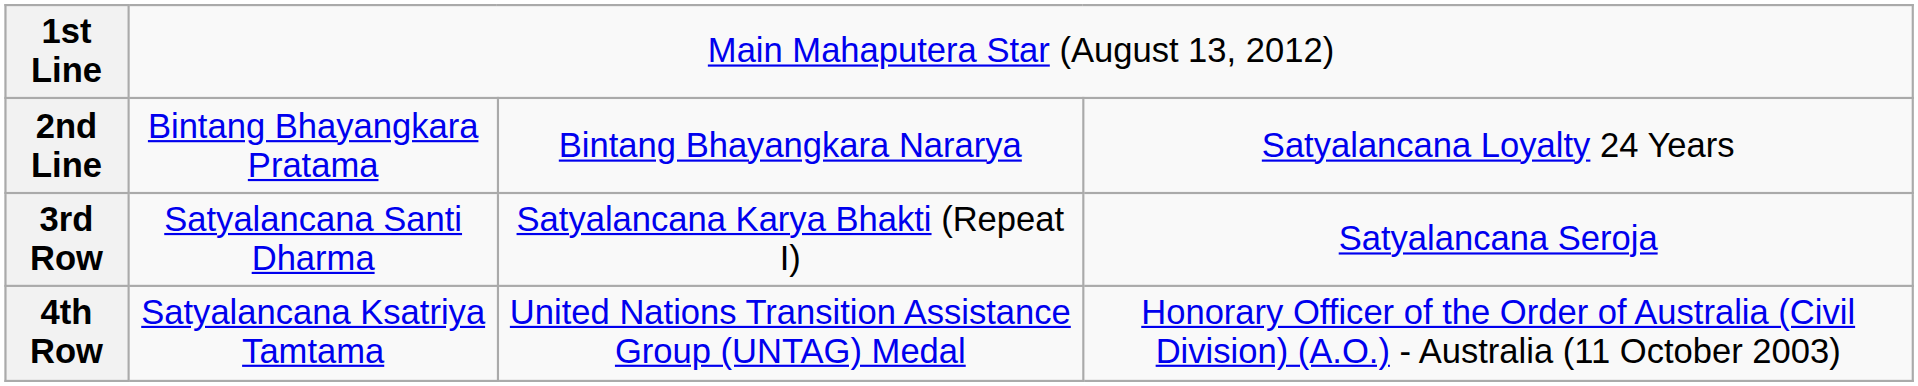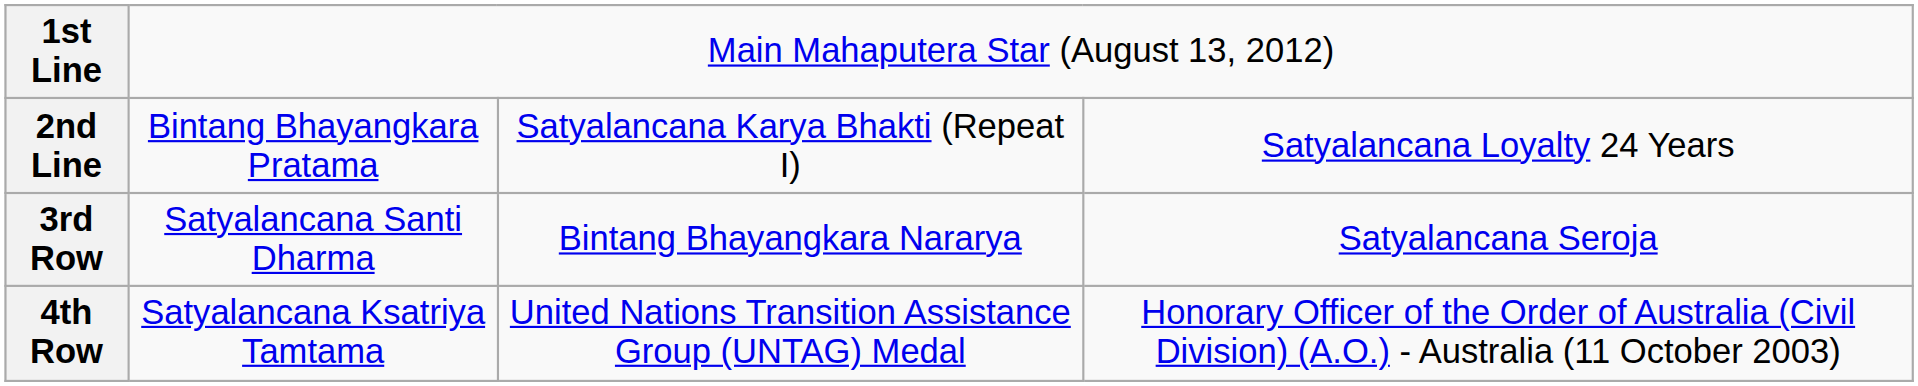(790, 145) Bintang Bhayangkara Nararya -> (790, 145) Satyalancana Karya Bhakti (Repeat I)
(790, 238) Satyalancana Karya Bhakti (Repeat I) -> (790, 238) Bintang Bhayangkara Nararya
